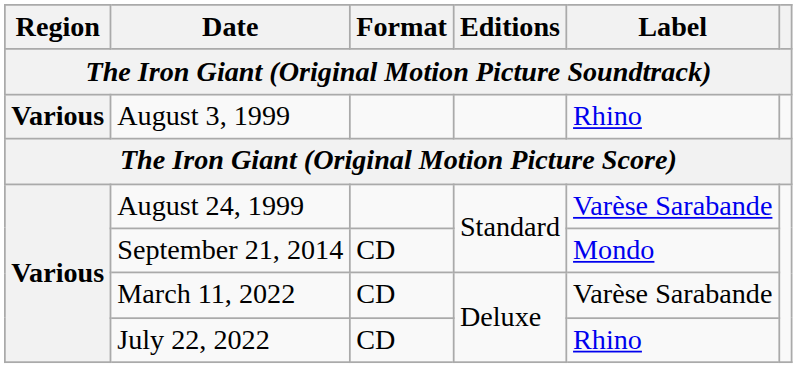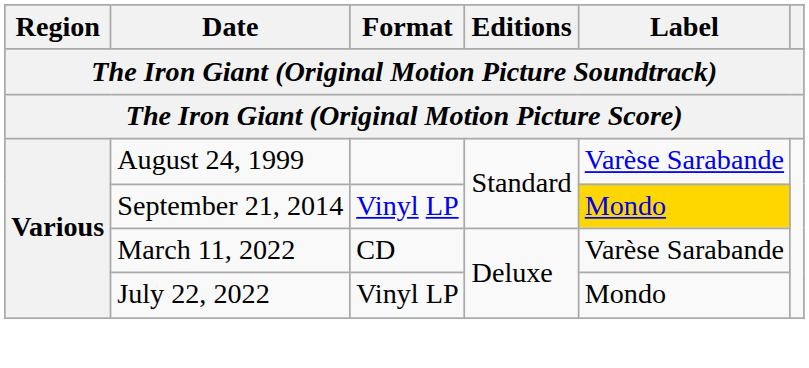- row: (204, 116)
(376, 250) CD -> (407, 205) Vinyl LP
(614, 250) no background -> (625, 205) gold background
(376, 339) CD -> (407, 294) Vinyl LP
(607, 339) Rhino -> (625, 294) Mondo
